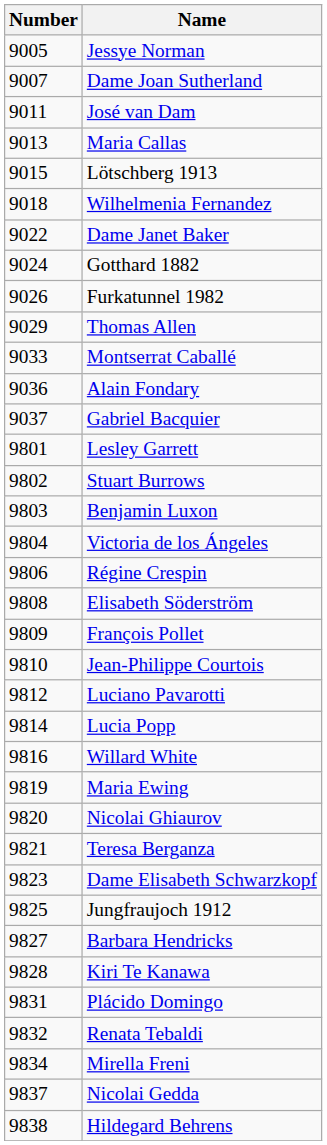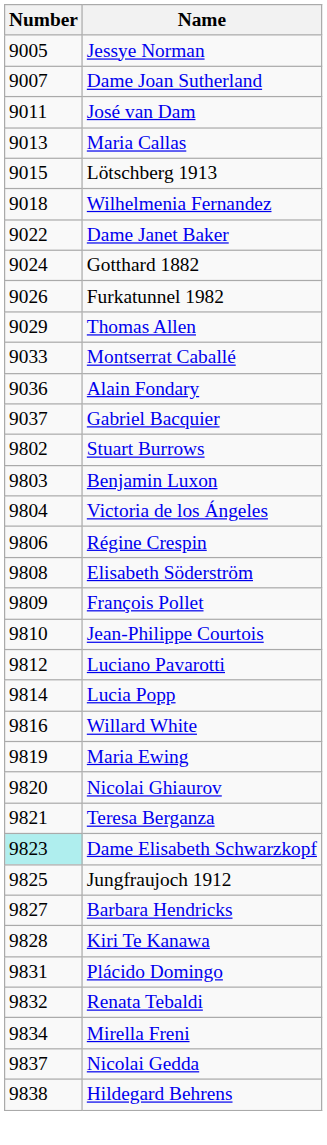- row: (142, 449)
(28, 879) no background -> (28, 848) paleturquoise background
